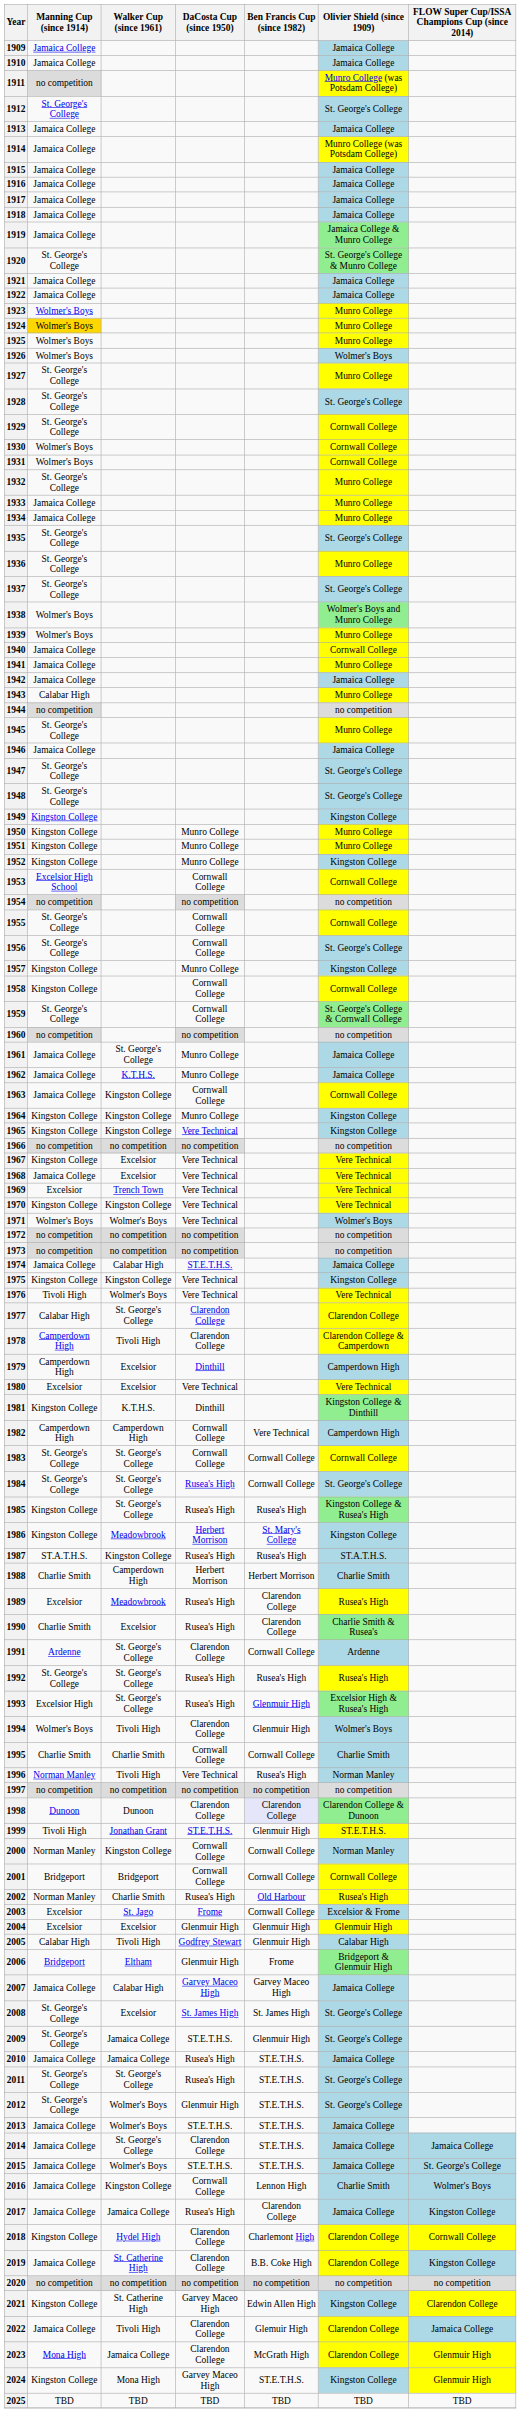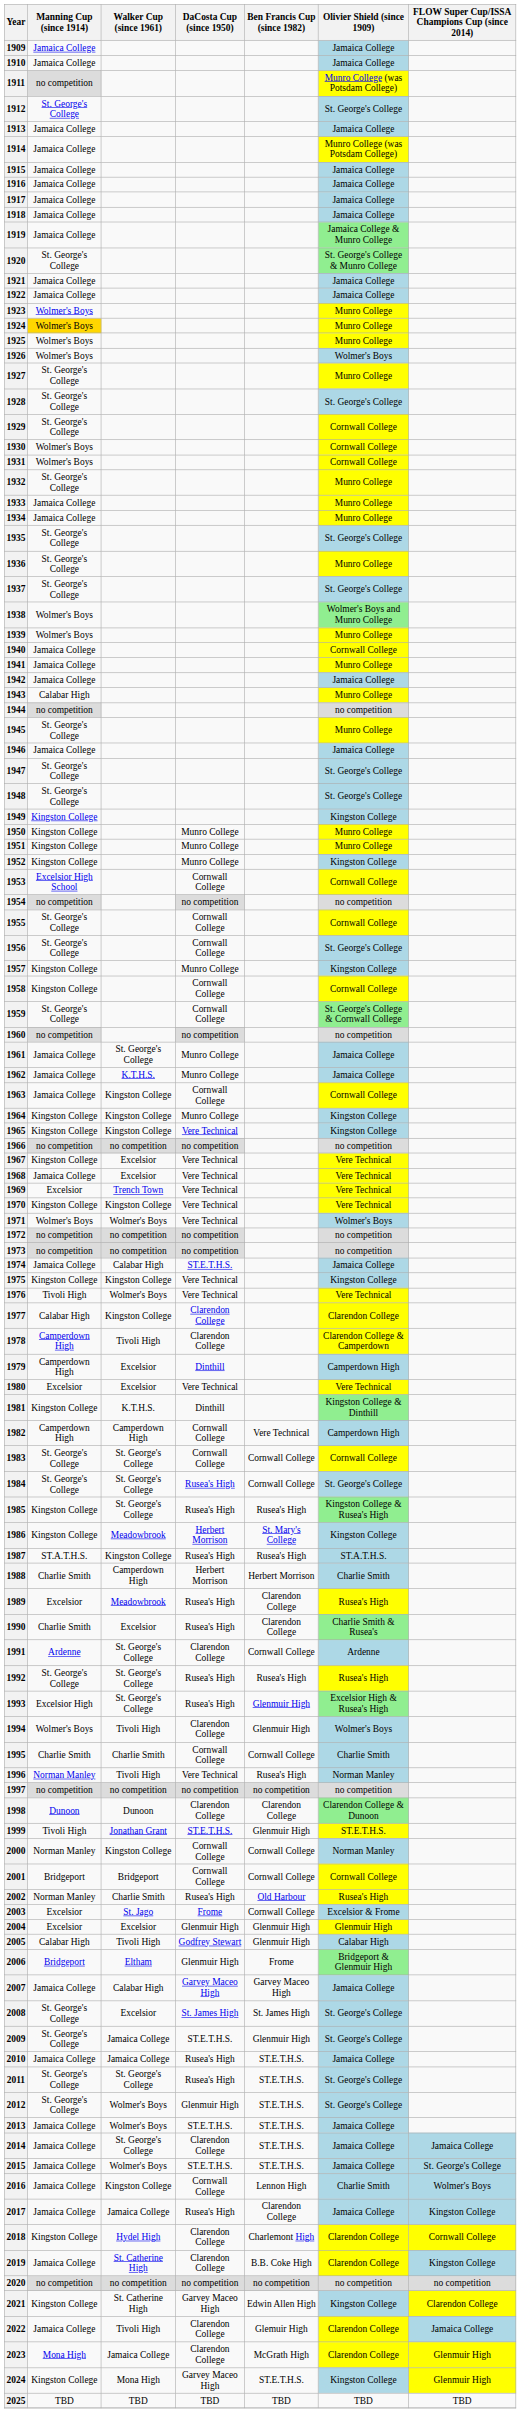(138, 1315) St. George's College -> (138, 1315) Kingston College
(281, 1810) lavender background -> (281, 1810) no background
